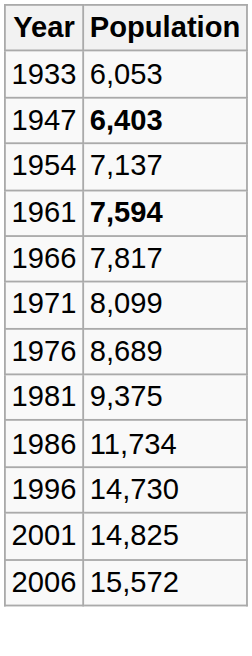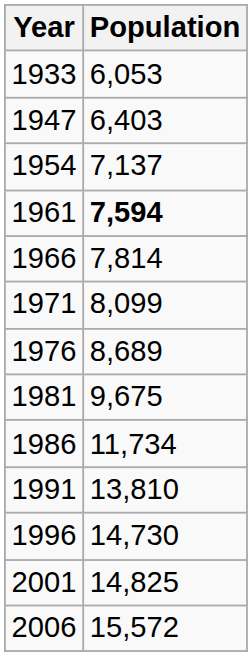(126, 119) bold -> (126, 119) normal
(126, 258) 7,817 -> (126, 258) 7,814
(126, 397) 9,375 -> (126, 397) 9,675
+ row: (44, 489)
